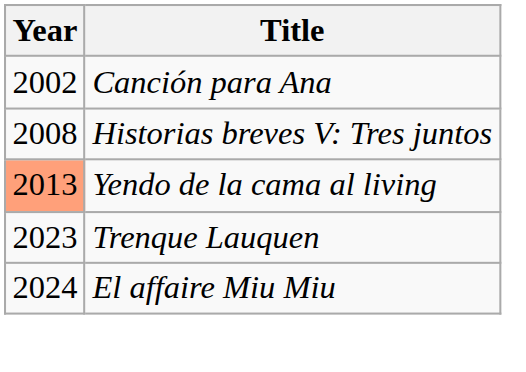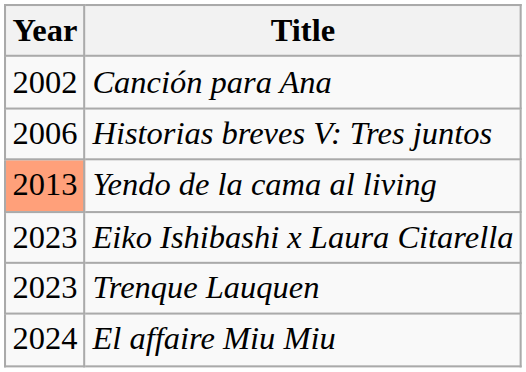(45, 133) 2008 -> (45, 133) 2006
+ row: (303, 236)
